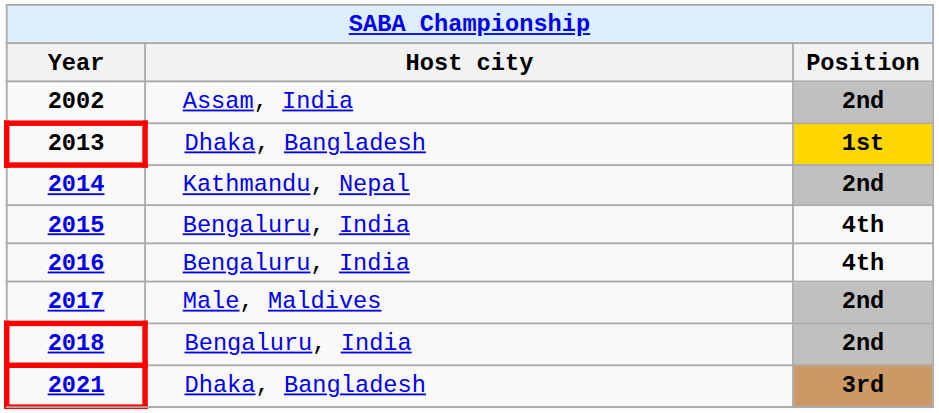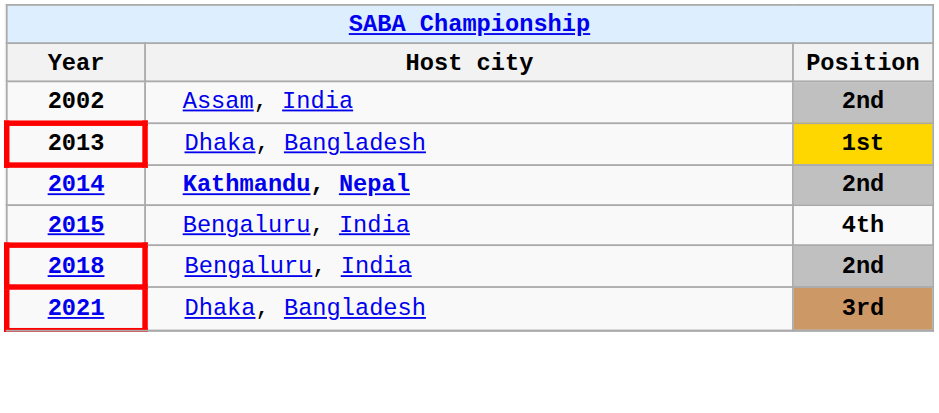(296, 185) normal -> (296, 185) bold
- row: (76, 263)
- row: (76, 301)
